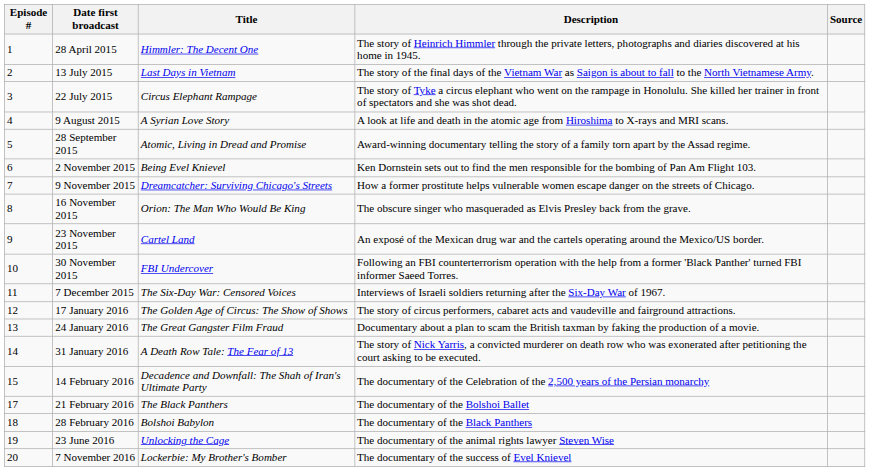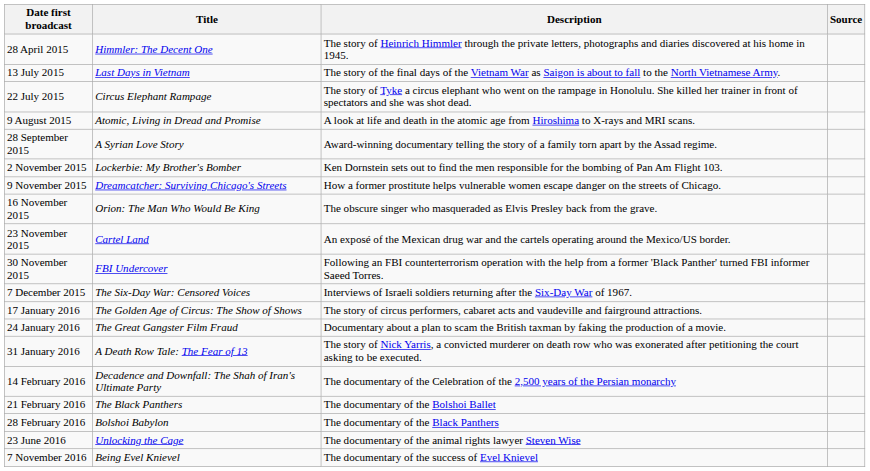- column: (29, 19)
(185, 120) A Syrian Love Story -> (178, 120) Atomic, Living in Dread and Promise
(224, 144) Atomic, Living in Dread and Promise -> (139, 144) A Syrian Love Story
(183, 167) Being Evel Knievel -> (168, 167) Lockerbie: My Brother's Bomber
(214, 457) Lockerbie: My Brother's Bomber -> (138, 457) Being Evel Knievel
